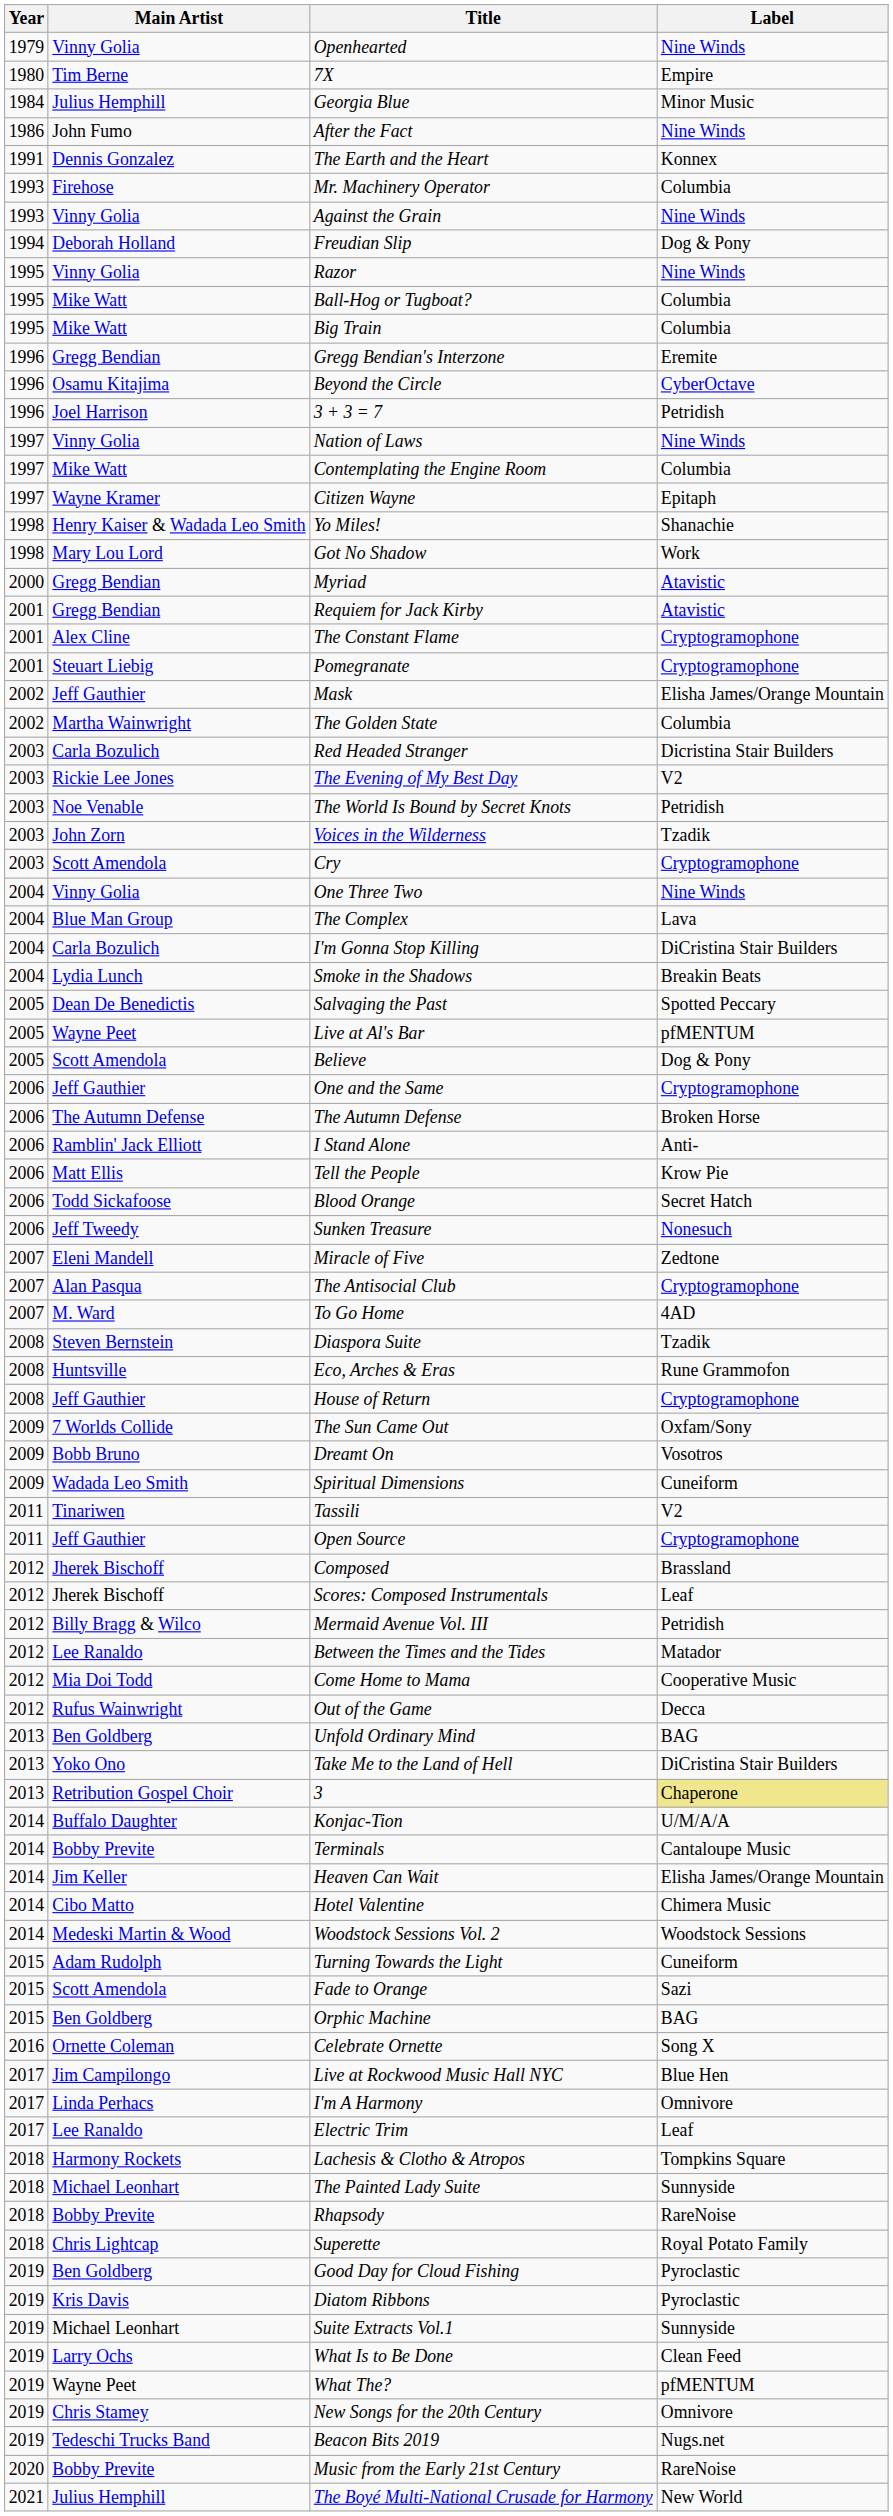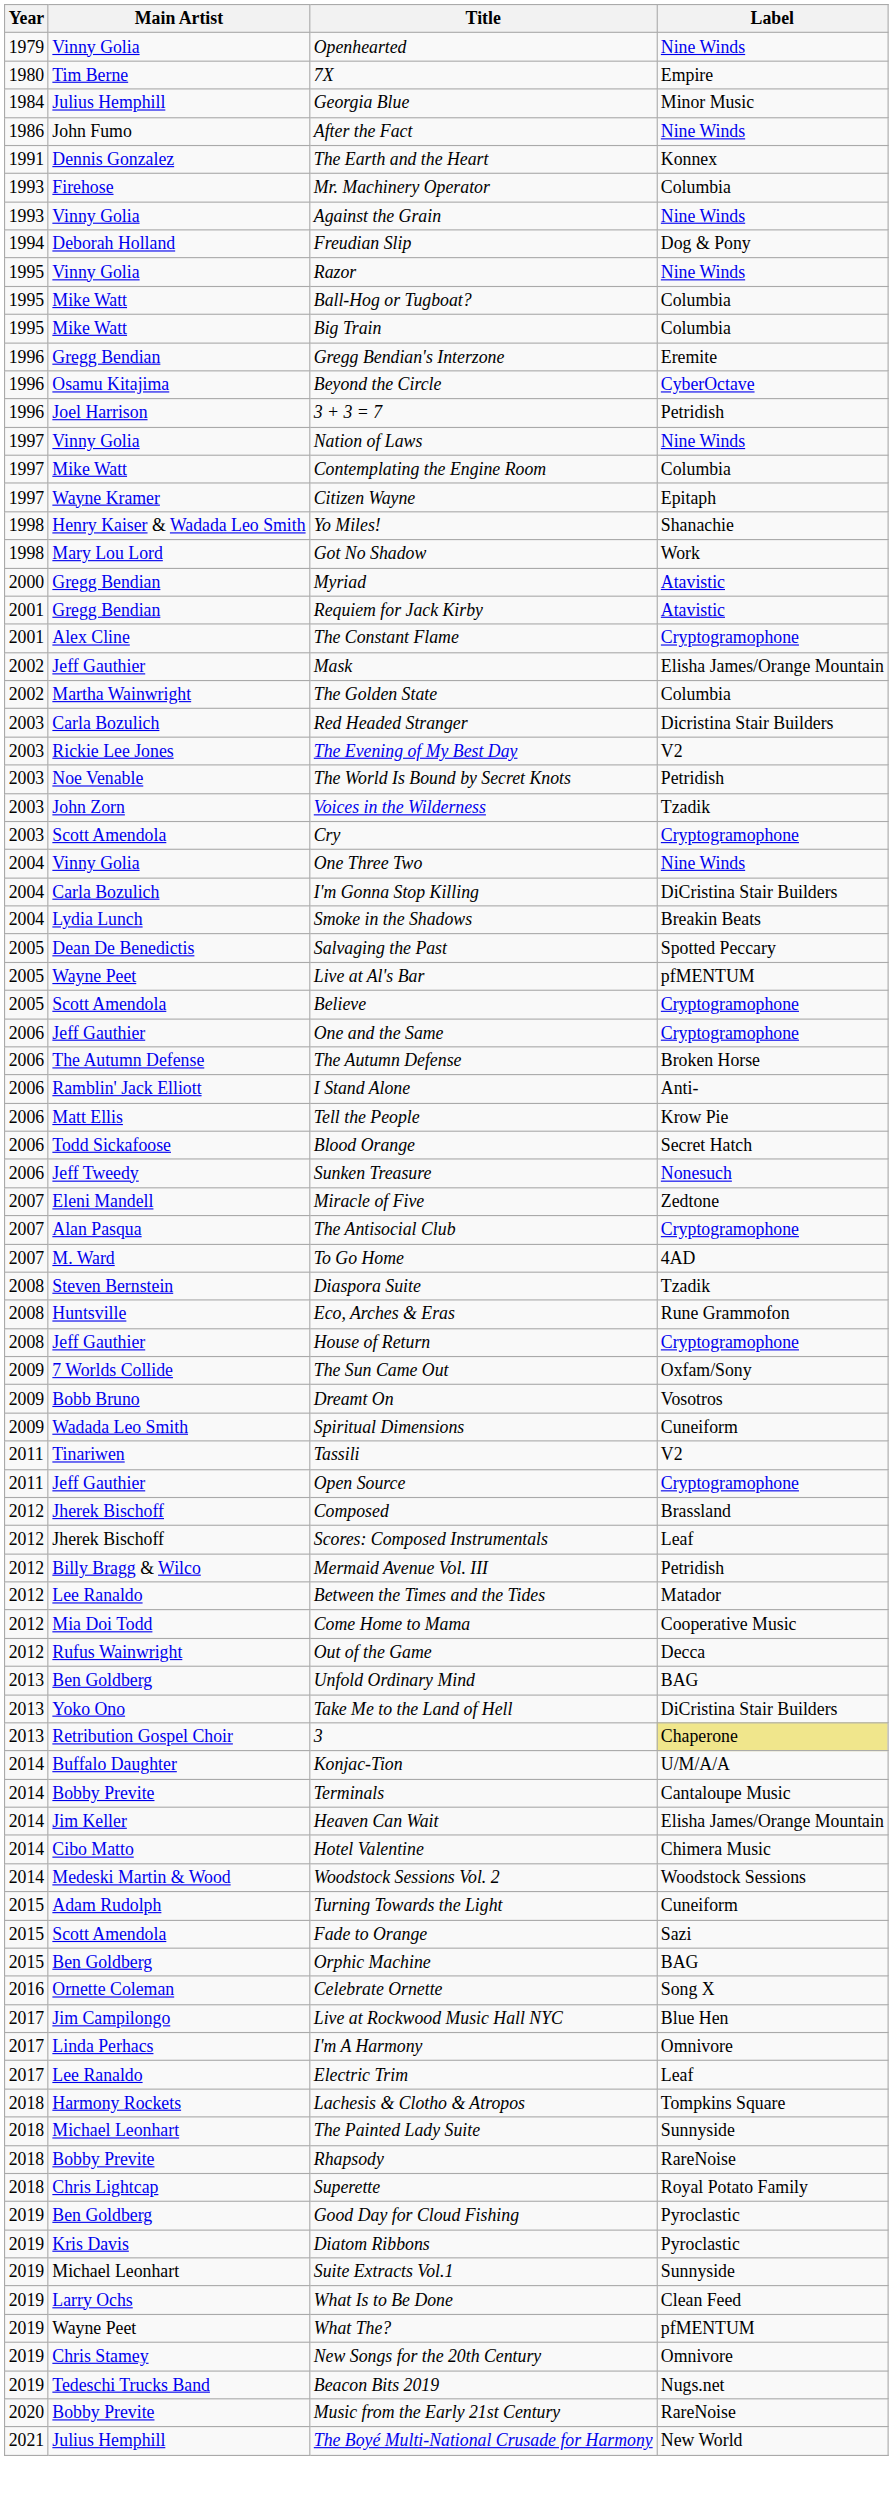- row: (362, 666)
- row: (361, 919)
(706, 1060) Dog & Pony -> (730, 1004) Cryptogramophone
